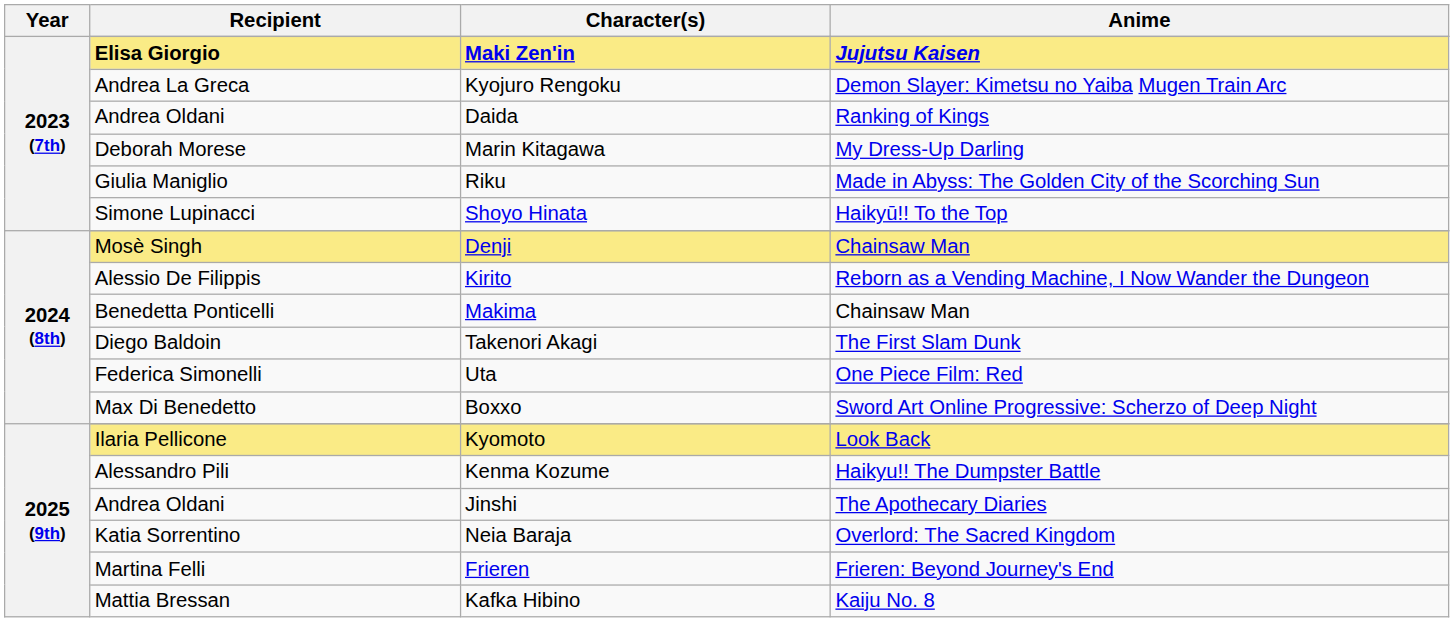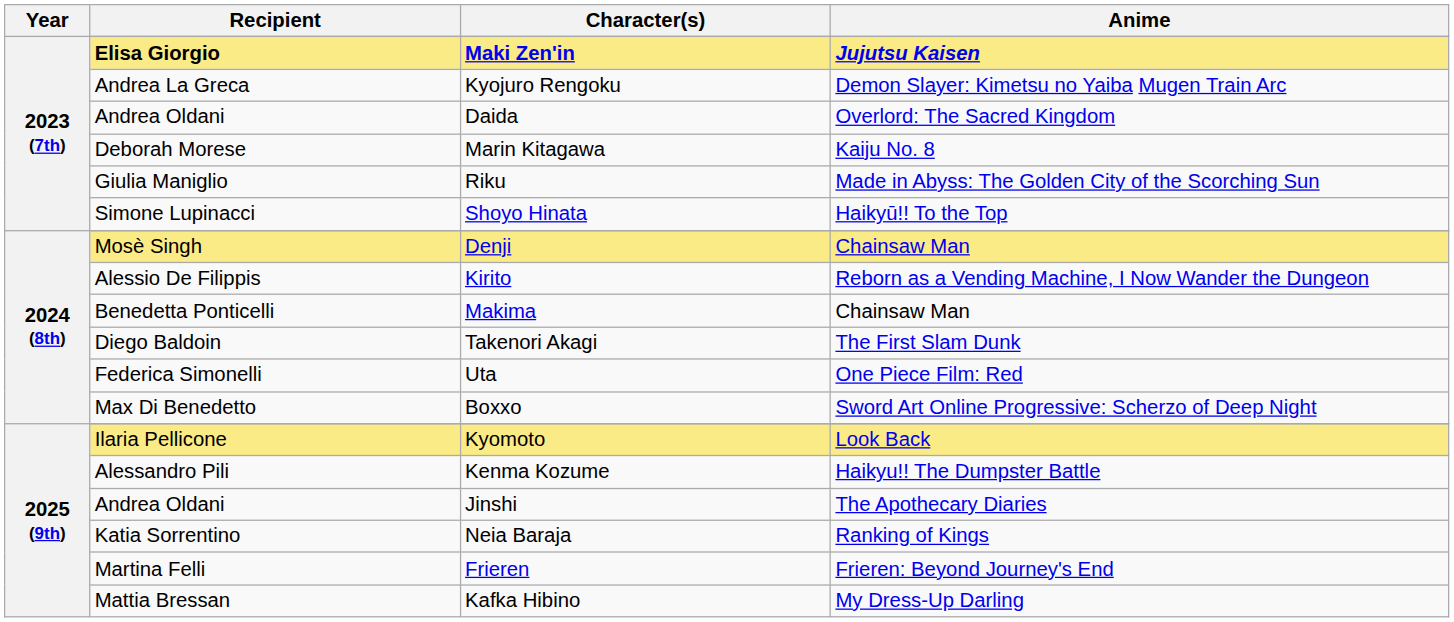(912, 117) Ranking of Kings -> (975, 117) Overlord: The Sacred Kingdom
(930, 149) My Dress-Up Darling -> (885, 149) Kaiju No. 8
(975, 536) Overlord: The Sacred Kingdom -> (912, 536) Ranking of Kings
(885, 600) Kaiju No. 8 -> (930, 600) My Dress-Up Darling
